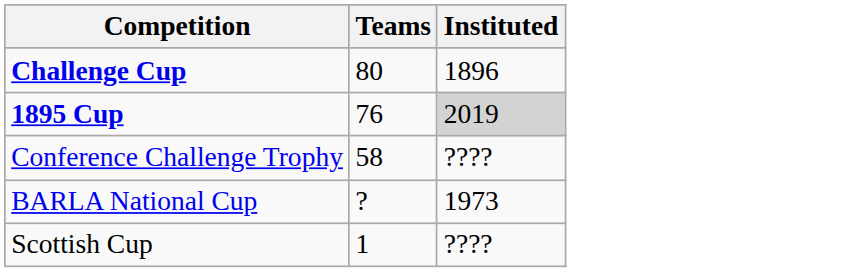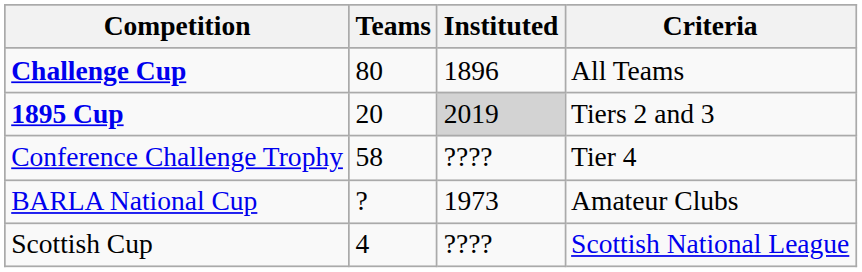+ column: (710, 26)
(369, 113) 76 -> (369, 113) 20
(362, 244) 1 -> (362, 244) 4
